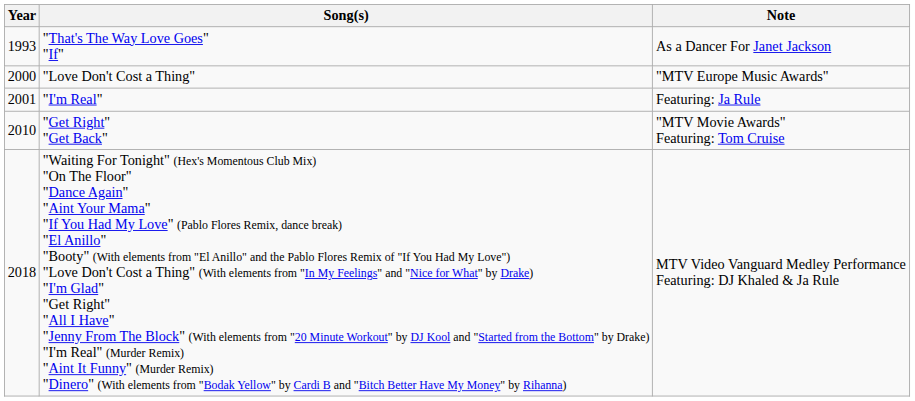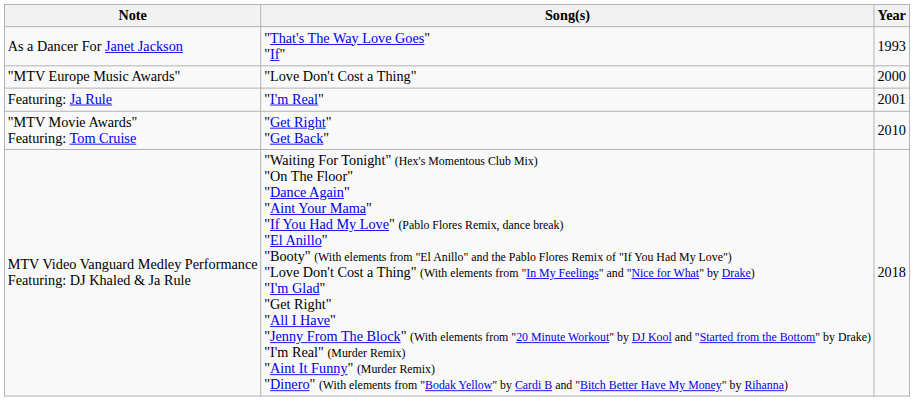columns swapped: (22, 15) <-> (781, 15)
